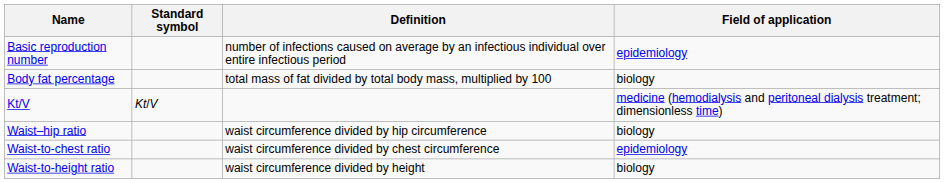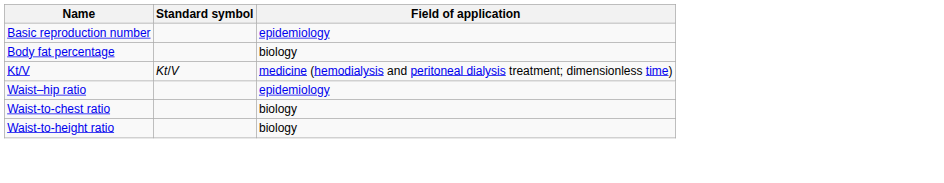- column: (418, 20)
(636, 130) biology -> (294, 90) epidemiology
(652, 149) epidemiology -> (278, 109) biology
